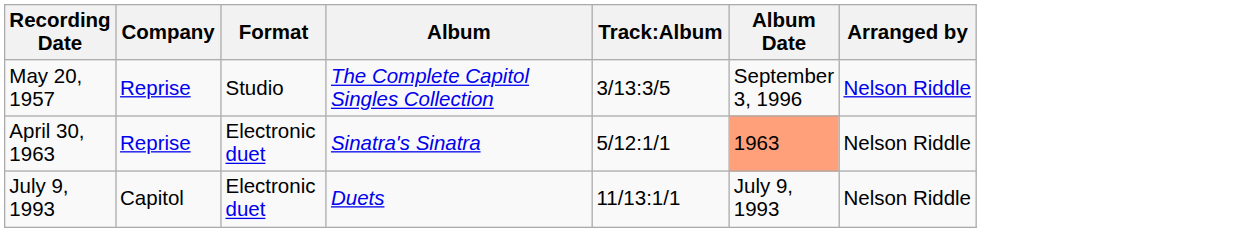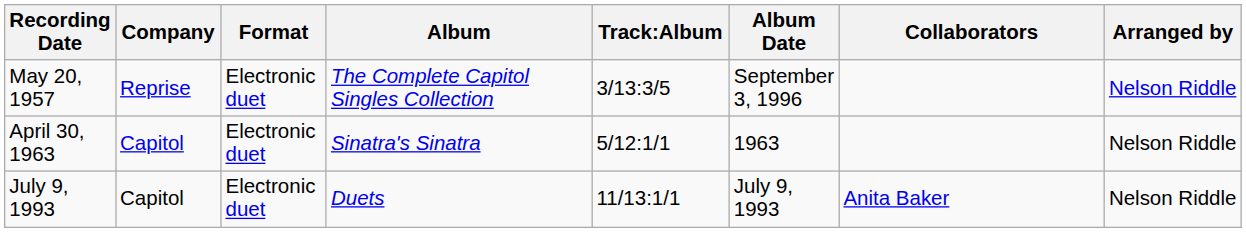+ column: (971, 32)
(255, 87) Studio -> (270, 87) Electronic duet
(155, 143) Reprise -> (152, 143) Capitol
(757, 143) lightsalmon background -> (757, 143) no background
